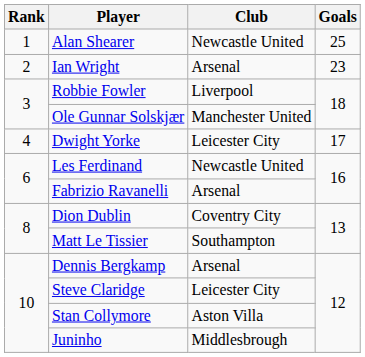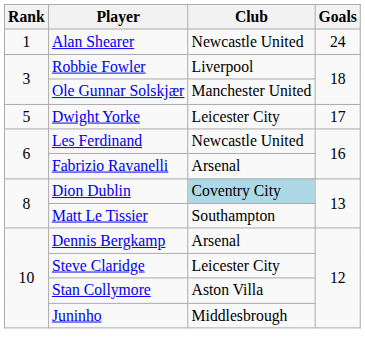(338, 41) 25 -> (338, 41) 24
- row: (86, 66)
(26, 141) 4 -> (26, 116) 5
(236, 215) no background -> (236, 191) lightblue background
